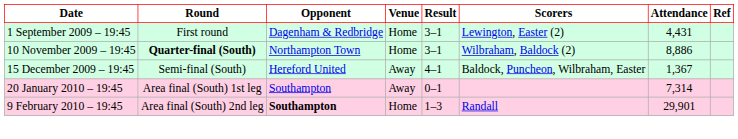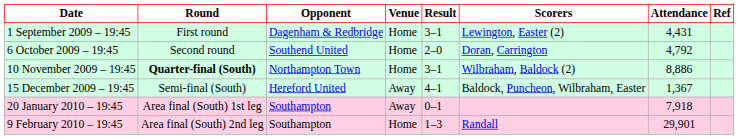+ row: (63, 50)
(679, 87) 7,314 -> (679, 106) 7,918
(303, 106) bold -> (300, 124) normal
